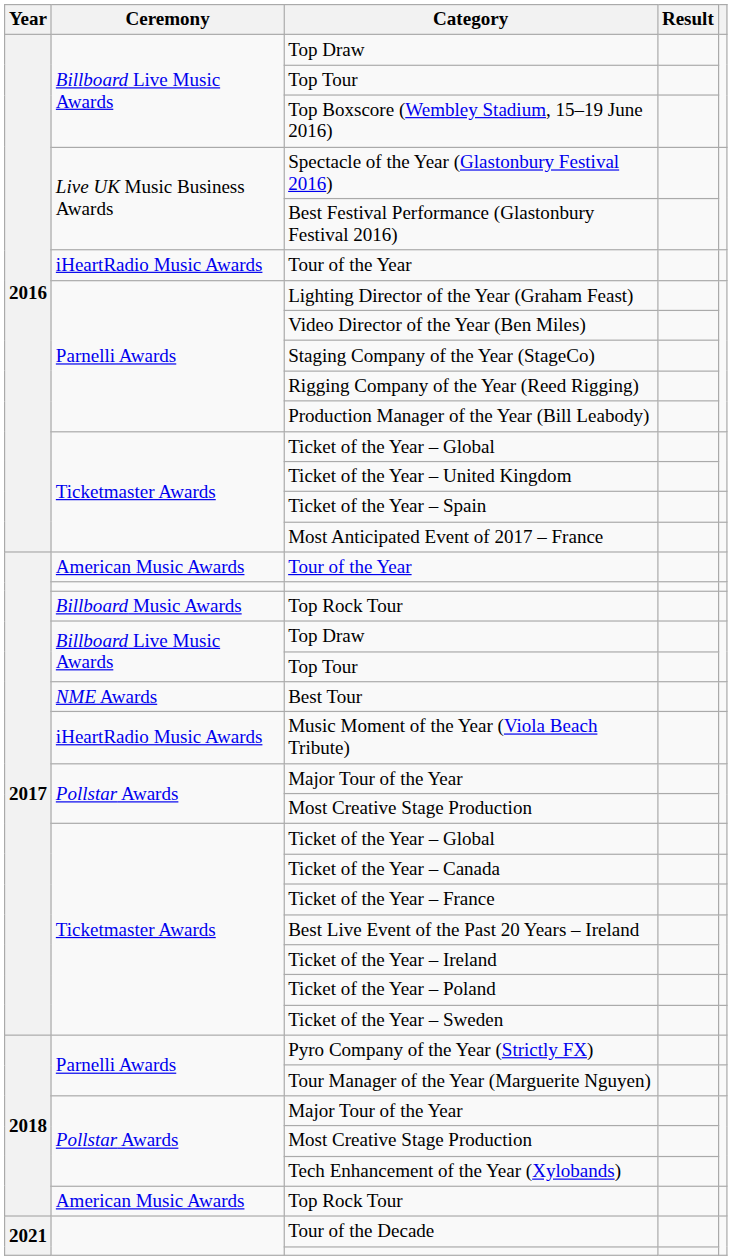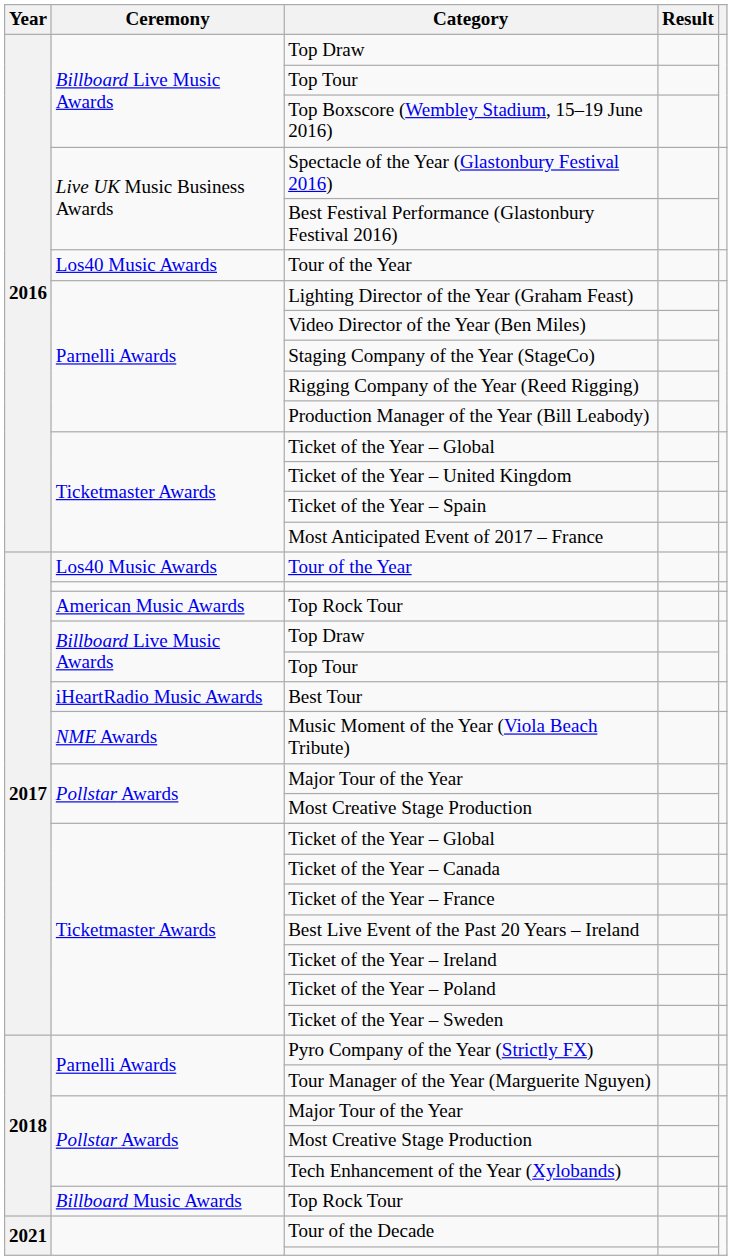(159, 265) iHeartRadio Music Awards -> (136, 265) Los40 Music Awards
(150, 566) American Music Awards -> (136, 566) Los40 Music Awards
(149, 605) Billboard Music Awards -> (150, 605) American Music Awards
(107, 696) NME Awards -> (159, 696) iHeartRadio Music Awards
(159, 737) iHeartRadio Music Awards -> (107, 737) NME Awards
(150, 1201) American Music Awards -> (149, 1201) Billboard Music Awards
